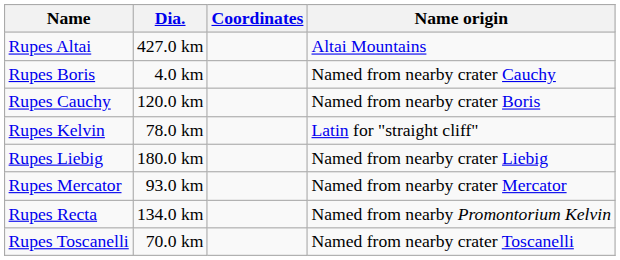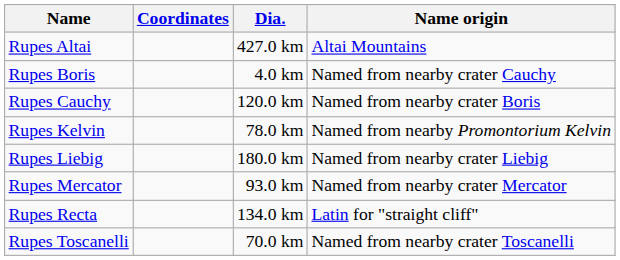columns swapped: (257, 18) <-> (170, 18)
(395, 130) Latin for "straight cliff" -> (461, 130) Named from nearby Promontorium Kelvin
(461, 213) Named from nearby Promontorium Kelvin -> (395, 213) Latin for "straight cliff"
